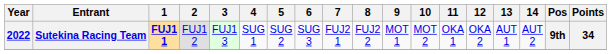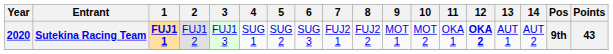(19, 36) 2022 -> (19, 36) 2020
(480, 36) normal -> (481, 36) bold
(588, 36) 34 -> (589, 36) 43
